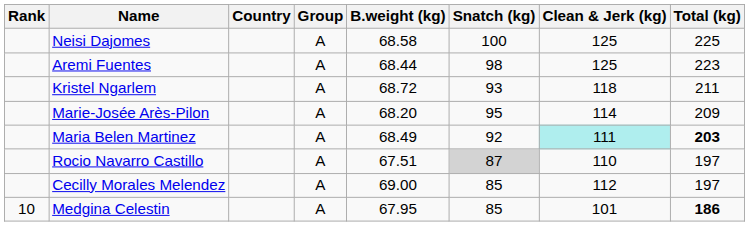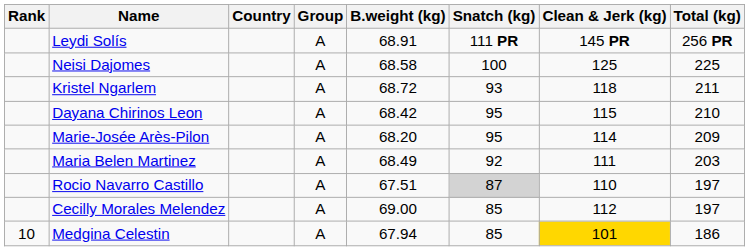+ row: (89, 40)
- row: (102, 64)
+ row: (127, 112)
(604, 137) paleturquoise background -> (604, 161) no background
(707, 137) bold -> (707, 161) normal
(398, 209) 67.95 -> (398, 233) 67.94
(604, 209) no background -> (604, 233) gold background
(707, 209) bold -> (707, 233) normal
